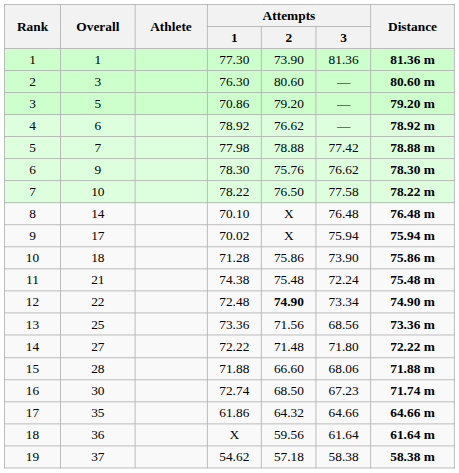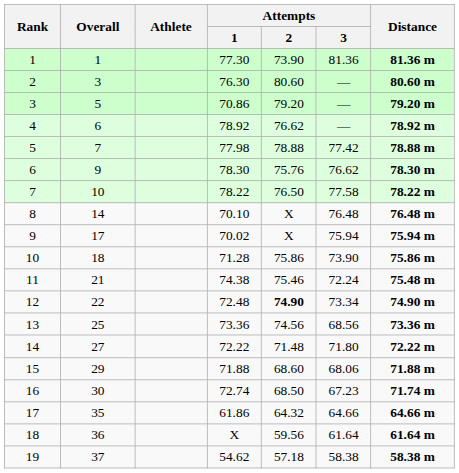(289, 279) 75.48 -> (289, 279) 75.46
(289, 324) 71.56 -> (289, 324) 74.56
(98, 368) 28 -> (98, 368) 29
(289, 368) 66.60 -> (289, 368) 68.60
